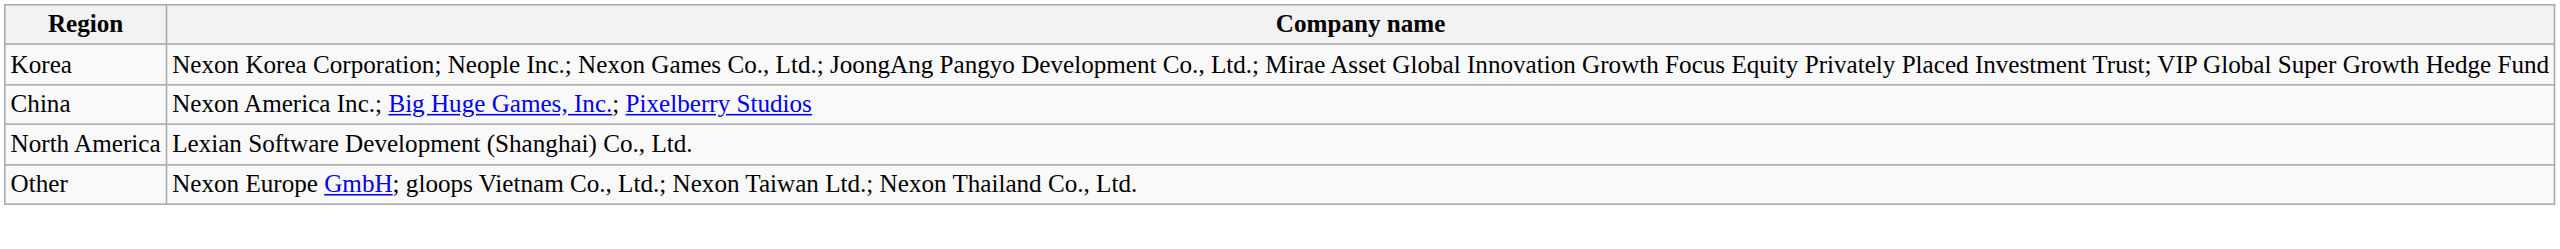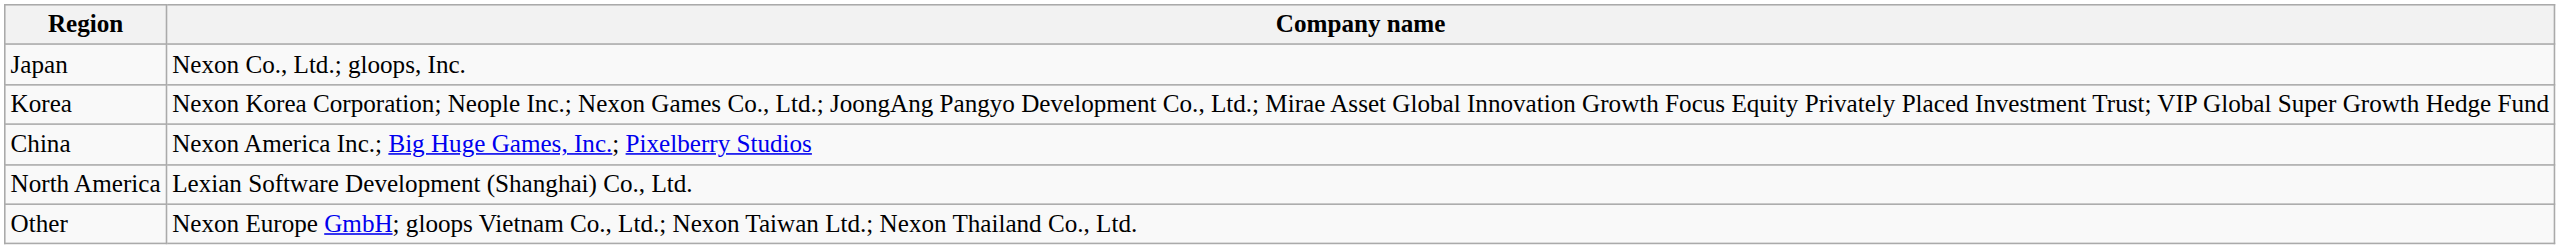+ row: (39, 64)
